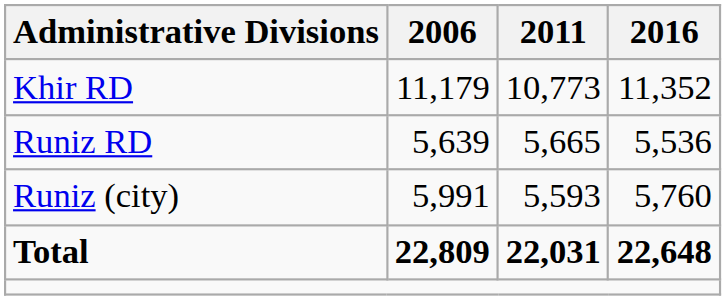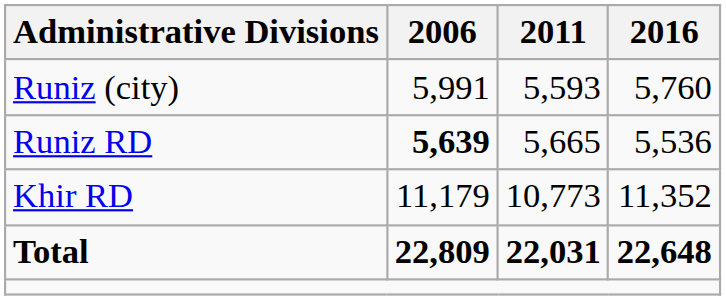rows swapped: (73, 86) <-> (96, 196)
(451, 141) normal -> (451, 141) bold
